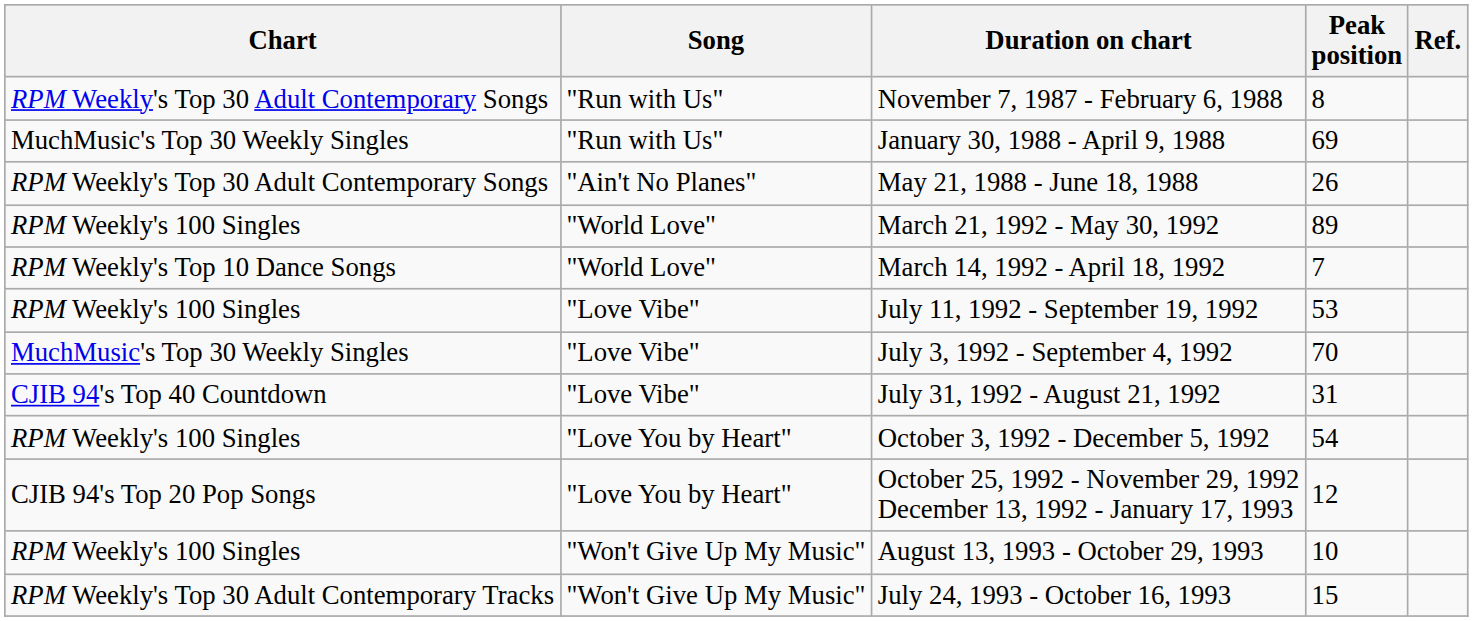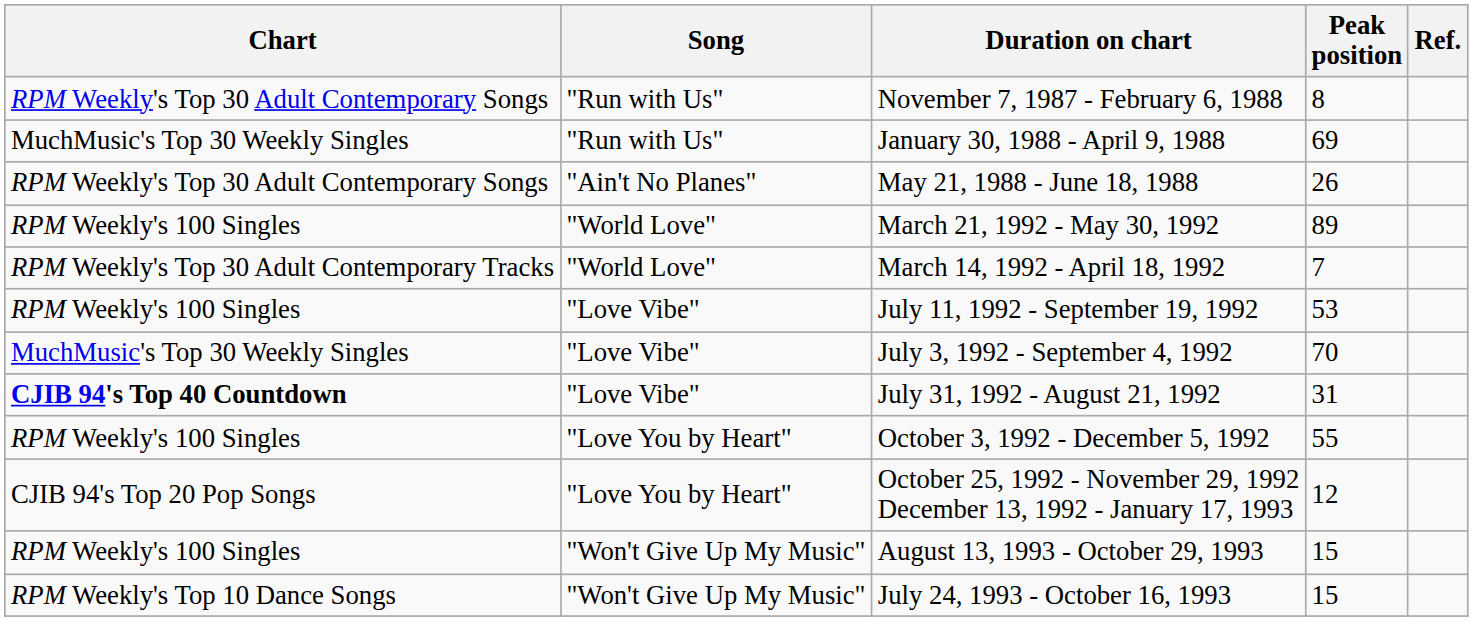(203, 267) RPM Weekly's Top 10 Dance Songs -> (283, 267) RPM Weekly's Top 30 Adult Contemporary Tracks
(169, 394) normal -> (179, 394) bold
(1325, 437) 54 -> (1325, 437) 55
(1325, 551) 10 -> (1325, 551) 15
(283, 594) RPM Weekly's Top 30 Adult Contemporary Tracks -> (203, 594) RPM Weekly's Top 10 Dance Songs
